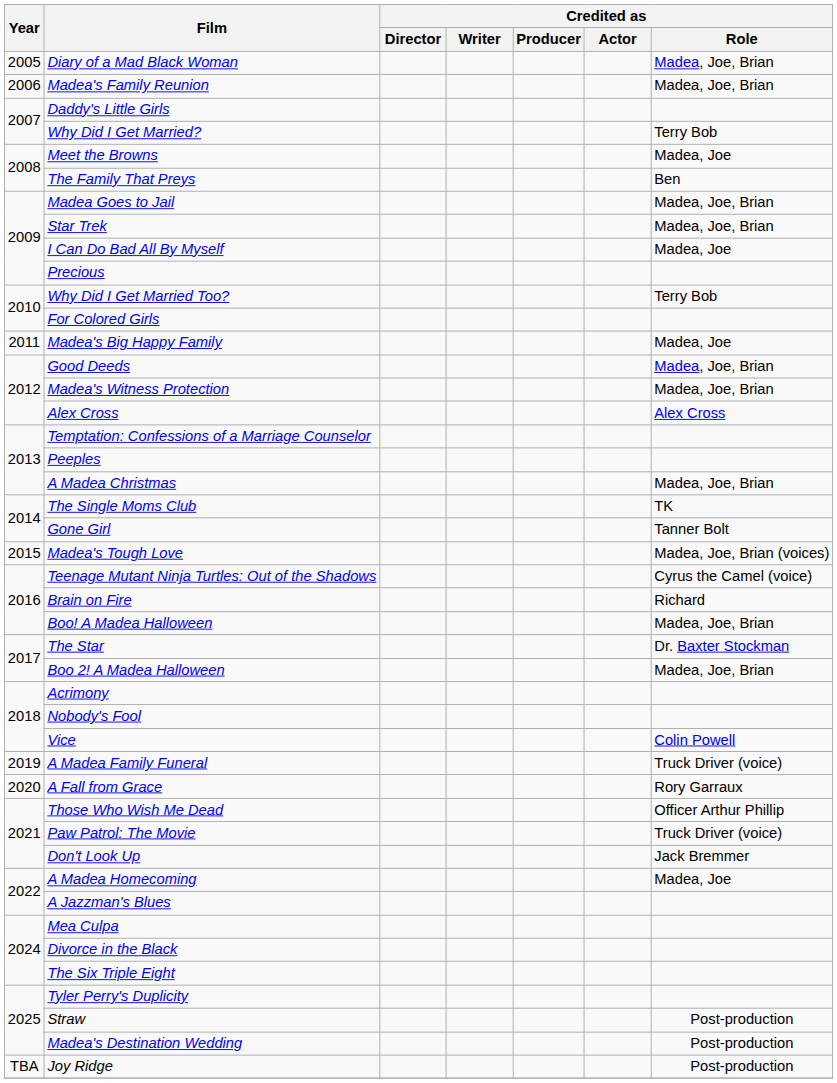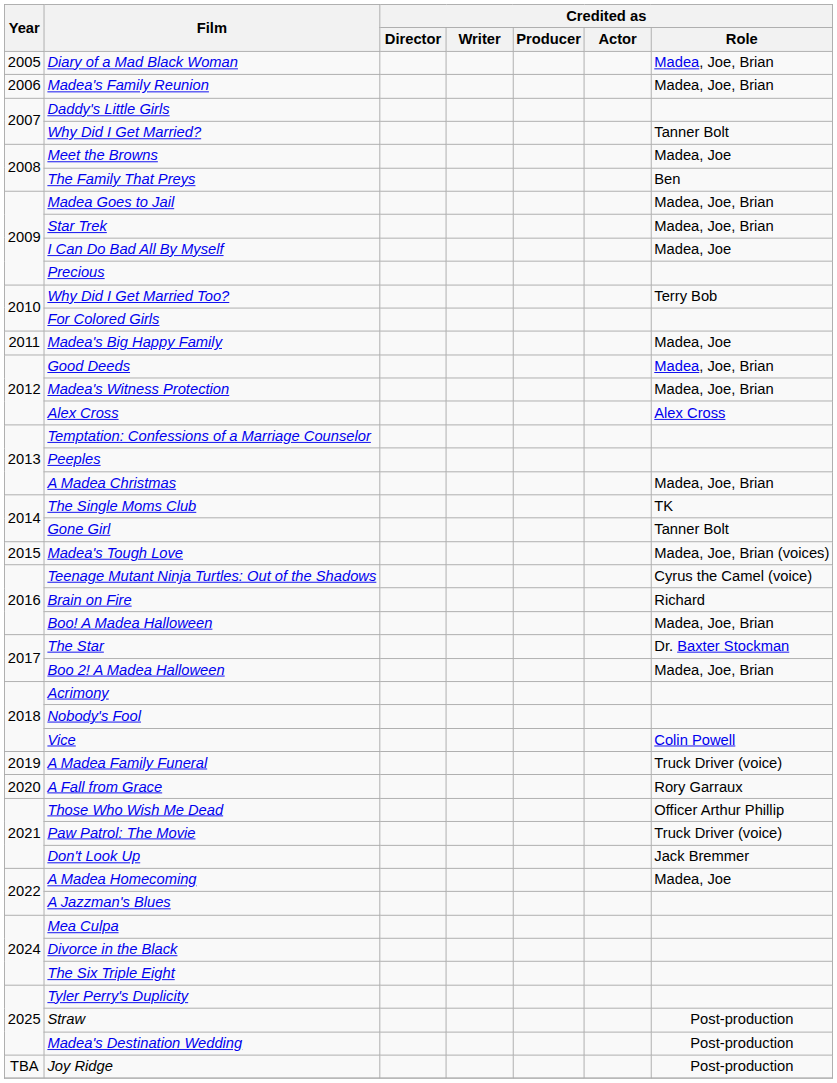(686, 132) Terry Bob -> (692, 132) Tanner Bolt
